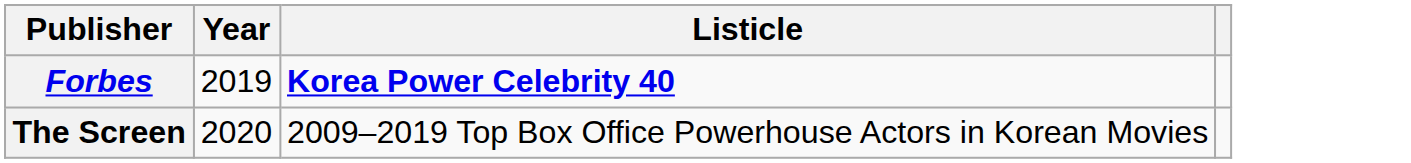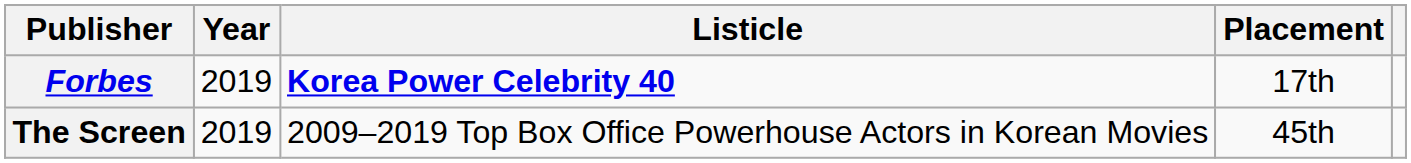+ column: (1304, 30)
(236, 132) 2020 -> (236, 132) 2019
